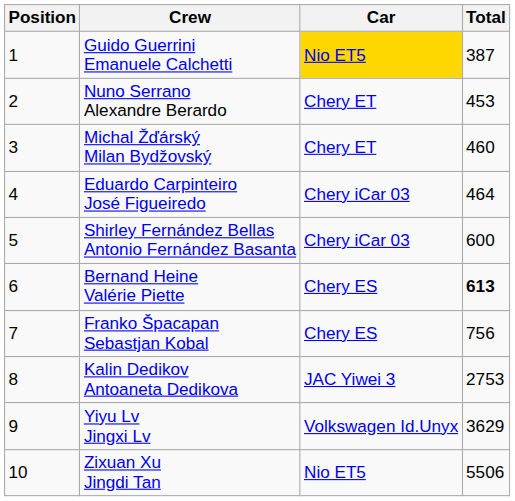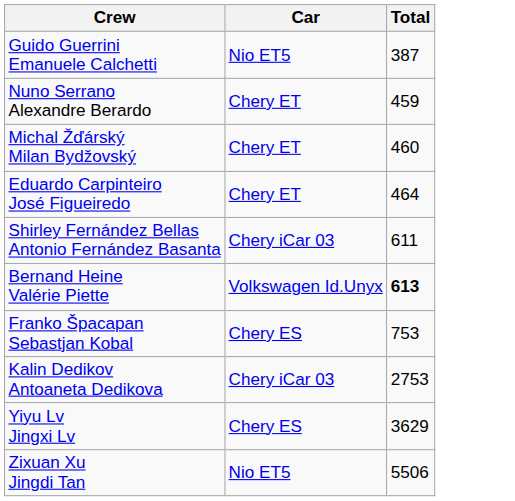- column: (42, 18)
(335, 54) gold background -> (260, 54) no background
(480, 101) 453 -> (405, 101) 459
(357, 194) Chery iCar 03 -> (265, 194) Chery ET
(480, 240) 600 -> (404, 240) 611
(341, 286) Chery ES -> (306, 286) Volkswagen Id.Unyx
(480, 333) 756 -> (405, 333) 753
(350, 379) JAC Yiwei 3 -> (281, 379) Chery iCar 03
(381, 426) Volkswagen Id.Unyx -> (265, 426) Chery ES
